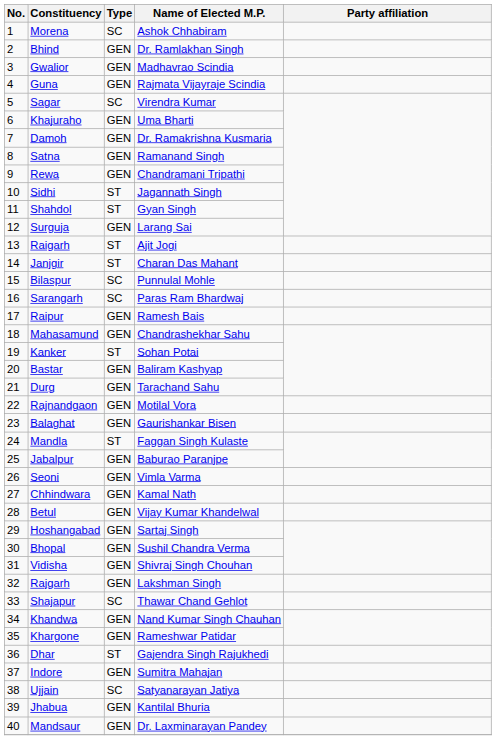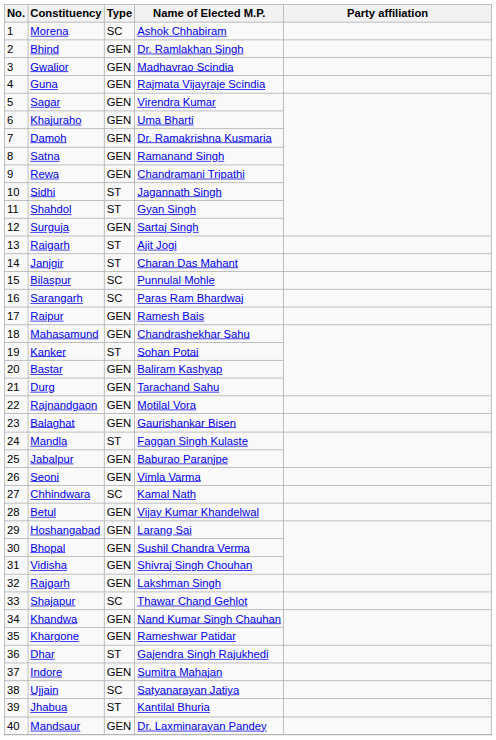(115, 102) SC -> (119, 102) GEN
(165, 227) Larang Sai -> (168, 227) Sartaj Singh
(119, 494) GEN -> (115, 494) SC
(168, 530) Sartaj Singh -> (165, 530) Larang Sai
(119, 708) GEN -> (114, 708) ST
